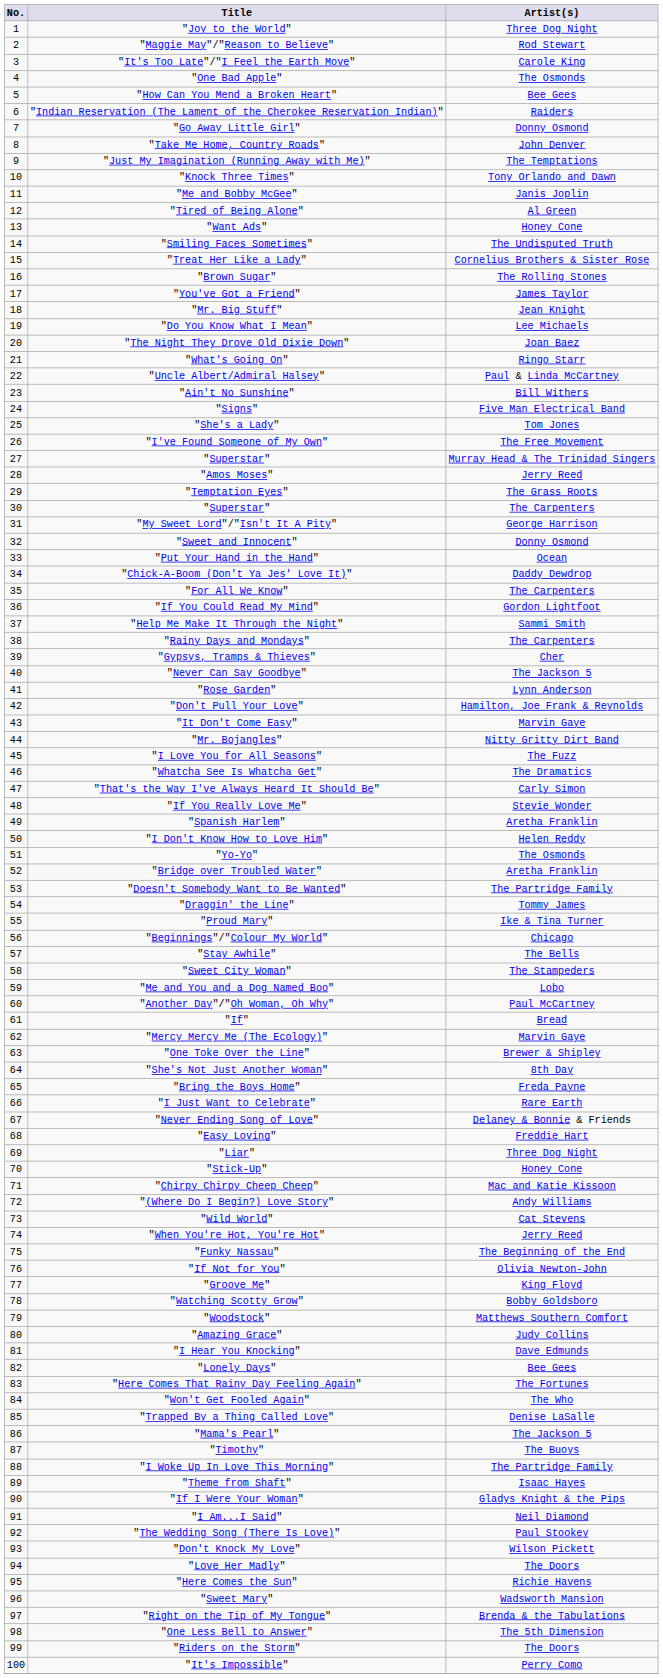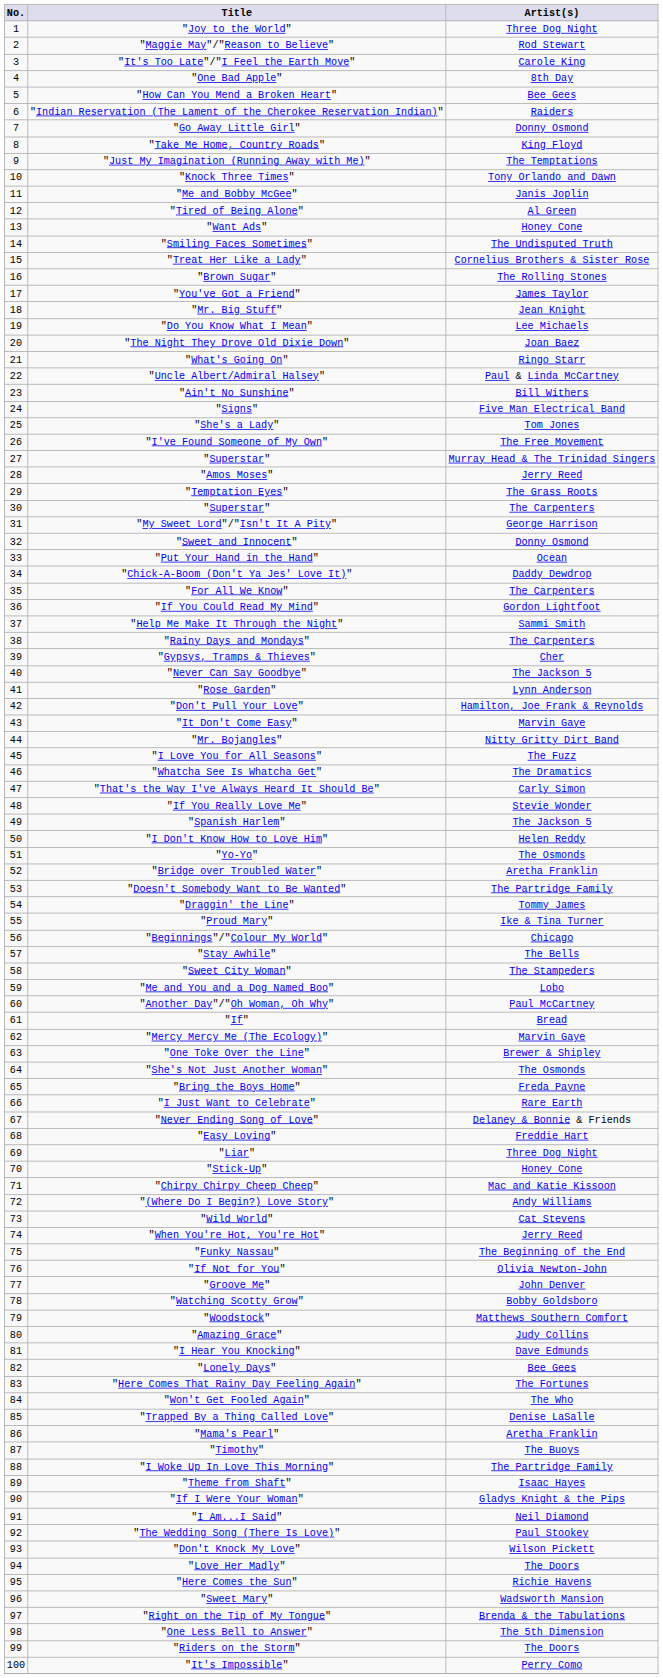(552, 79) The Osmonds -> (552, 79) 8th Day
(552, 145) John Denver -> (552, 145) King Floyd
(552, 822) Aretha Franklin -> (552, 822) The Jackson 5
(552, 1070) 8th Day -> (552, 1070) The Osmonds
(552, 1285) King Floyd -> (552, 1285) John Denver
(552, 1434) The Jackson 5 -> (552, 1434) Aretha Franklin
